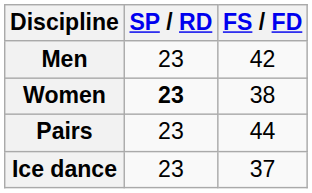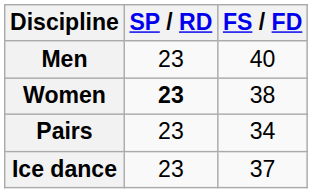(263, 59) 42 -> (263, 59) 40
(263, 132) 44 -> (263, 132) 34
